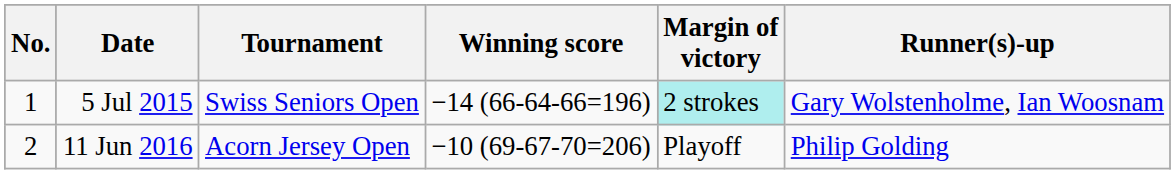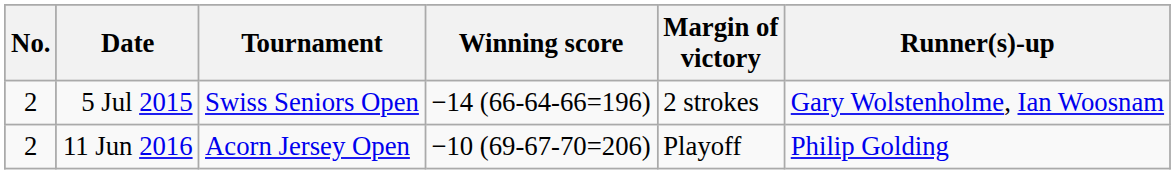(31, 102) 1 -> (31, 102) 2
(711, 102) paleturquoise background -> (711, 102) no background
